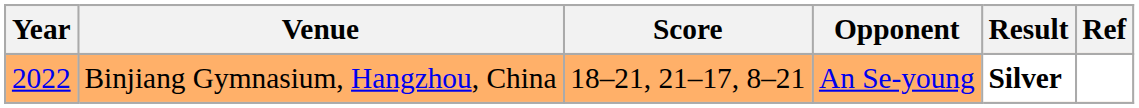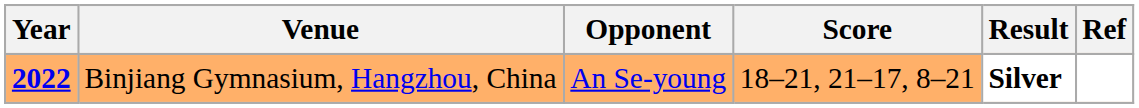columns swapped: (897, 29) <-> (688, 29)
(41, 77) normal -> (41, 77) bold
